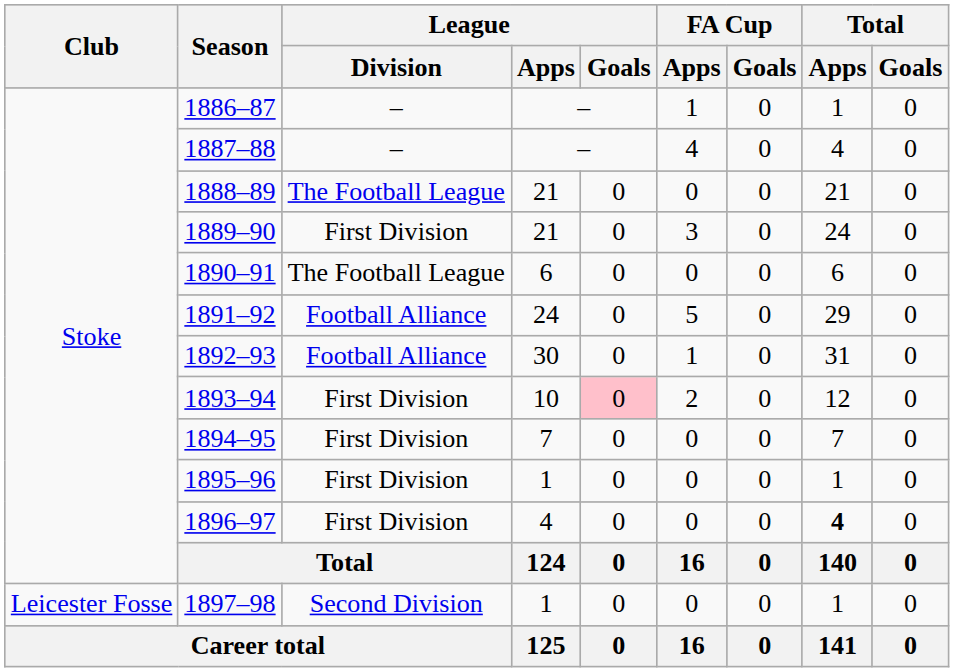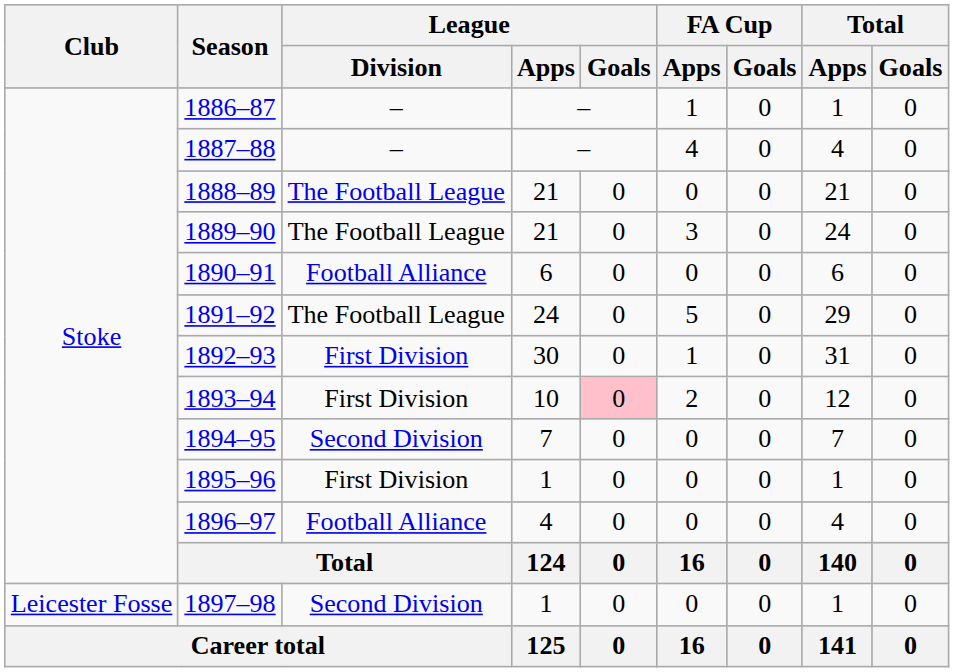(396, 231) First Division -> (396, 231) The Football League
(396, 273) The Football League -> (396, 273) Football Alliance
(396, 314) Football Alliance -> (396, 314) The Football League
(396, 356) Football Alliance -> (396, 356) First Division
(396, 438) First Division -> (396, 438) Second Division
(396, 521) First Division -> (396, 521) Football Alliance
(838, 521) bold -> (838, 521) normal
